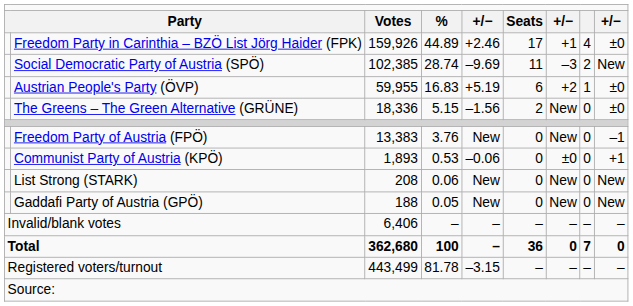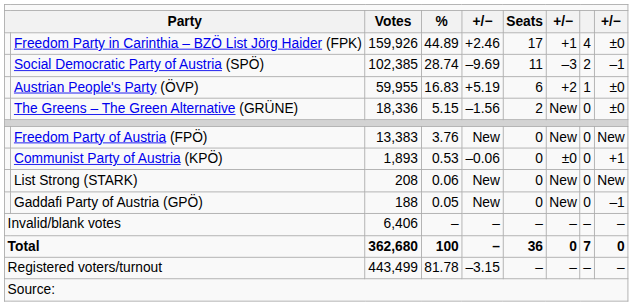(611, 65) New -> (617, 65) –1
(617, 137) –1 -> (611, 137) New
(611, 202) New -> (617, 202) –1
